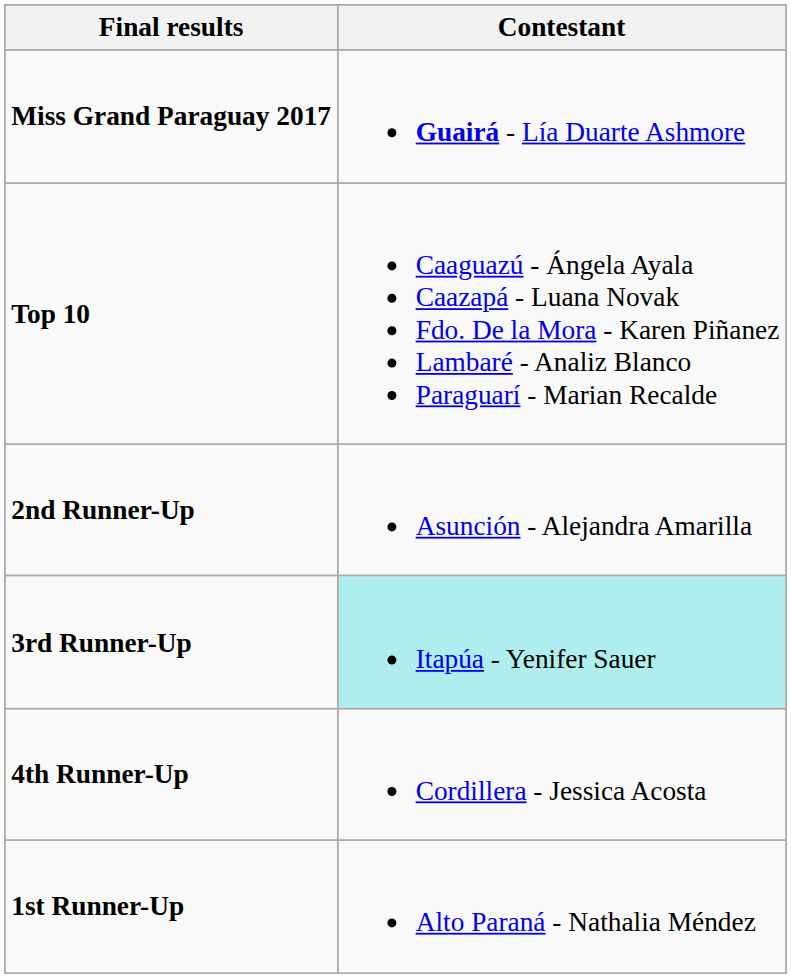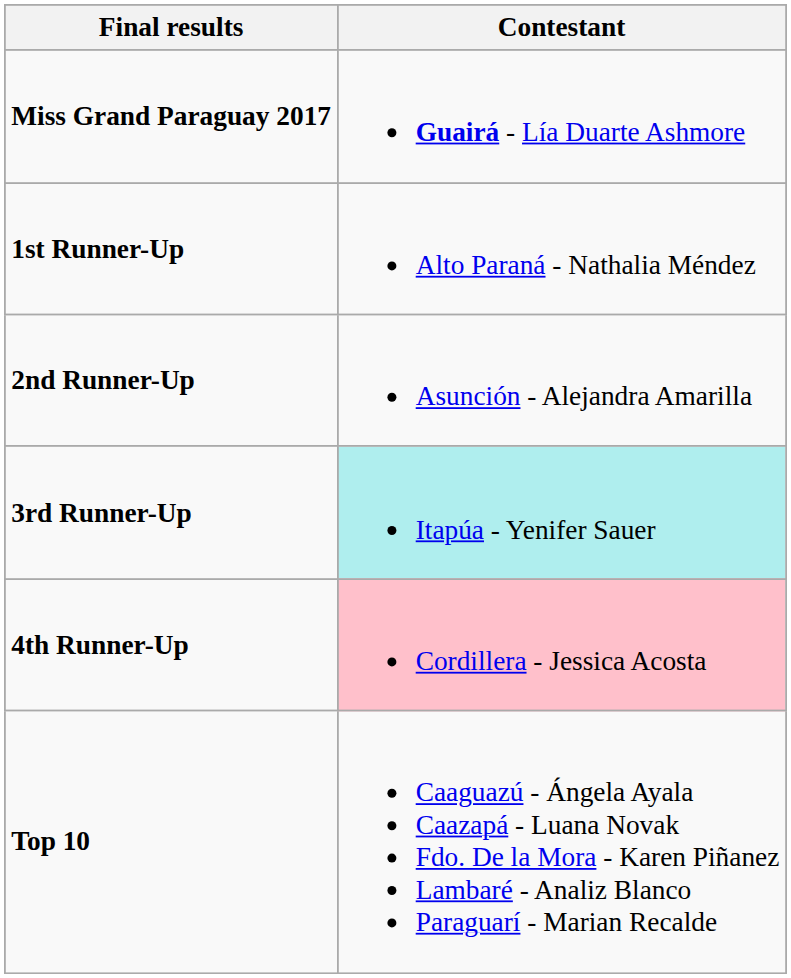rows swapped: (98, 906) <-> (51, 312)
(562, 791) no background -> (562, 661) pink background
